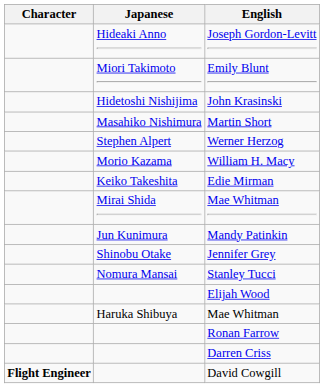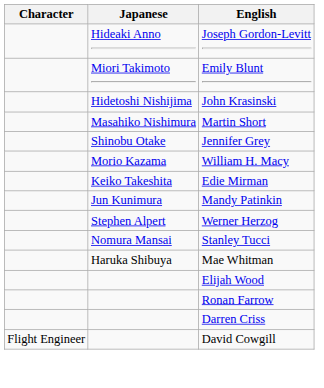rows swapped: (134, 141) <-> (134, 254)
- row: (149, 205)
rows swapped: (137, 313) <-> (149, 294)
(49, 373) bold -> (46, 339) normal
